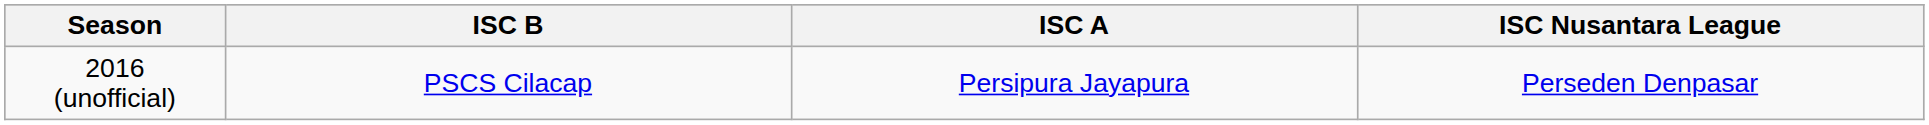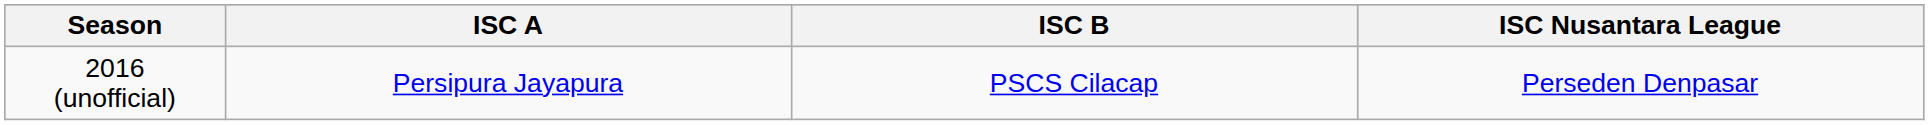columns swapped: (1074, 25) <-> (508, 25)
